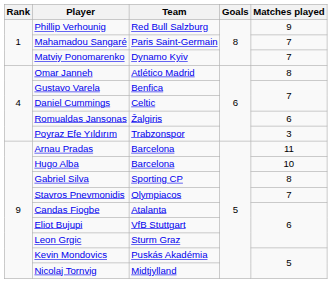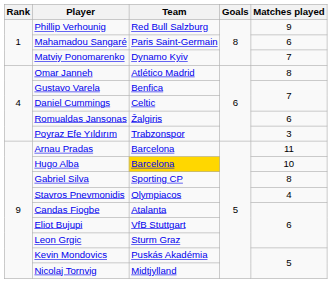(289, 42) 7 -> (289, 42) 6
(153, 164) no background -> (153, 164) gold background
(289, 194) 7 -> (289, 194) 4
